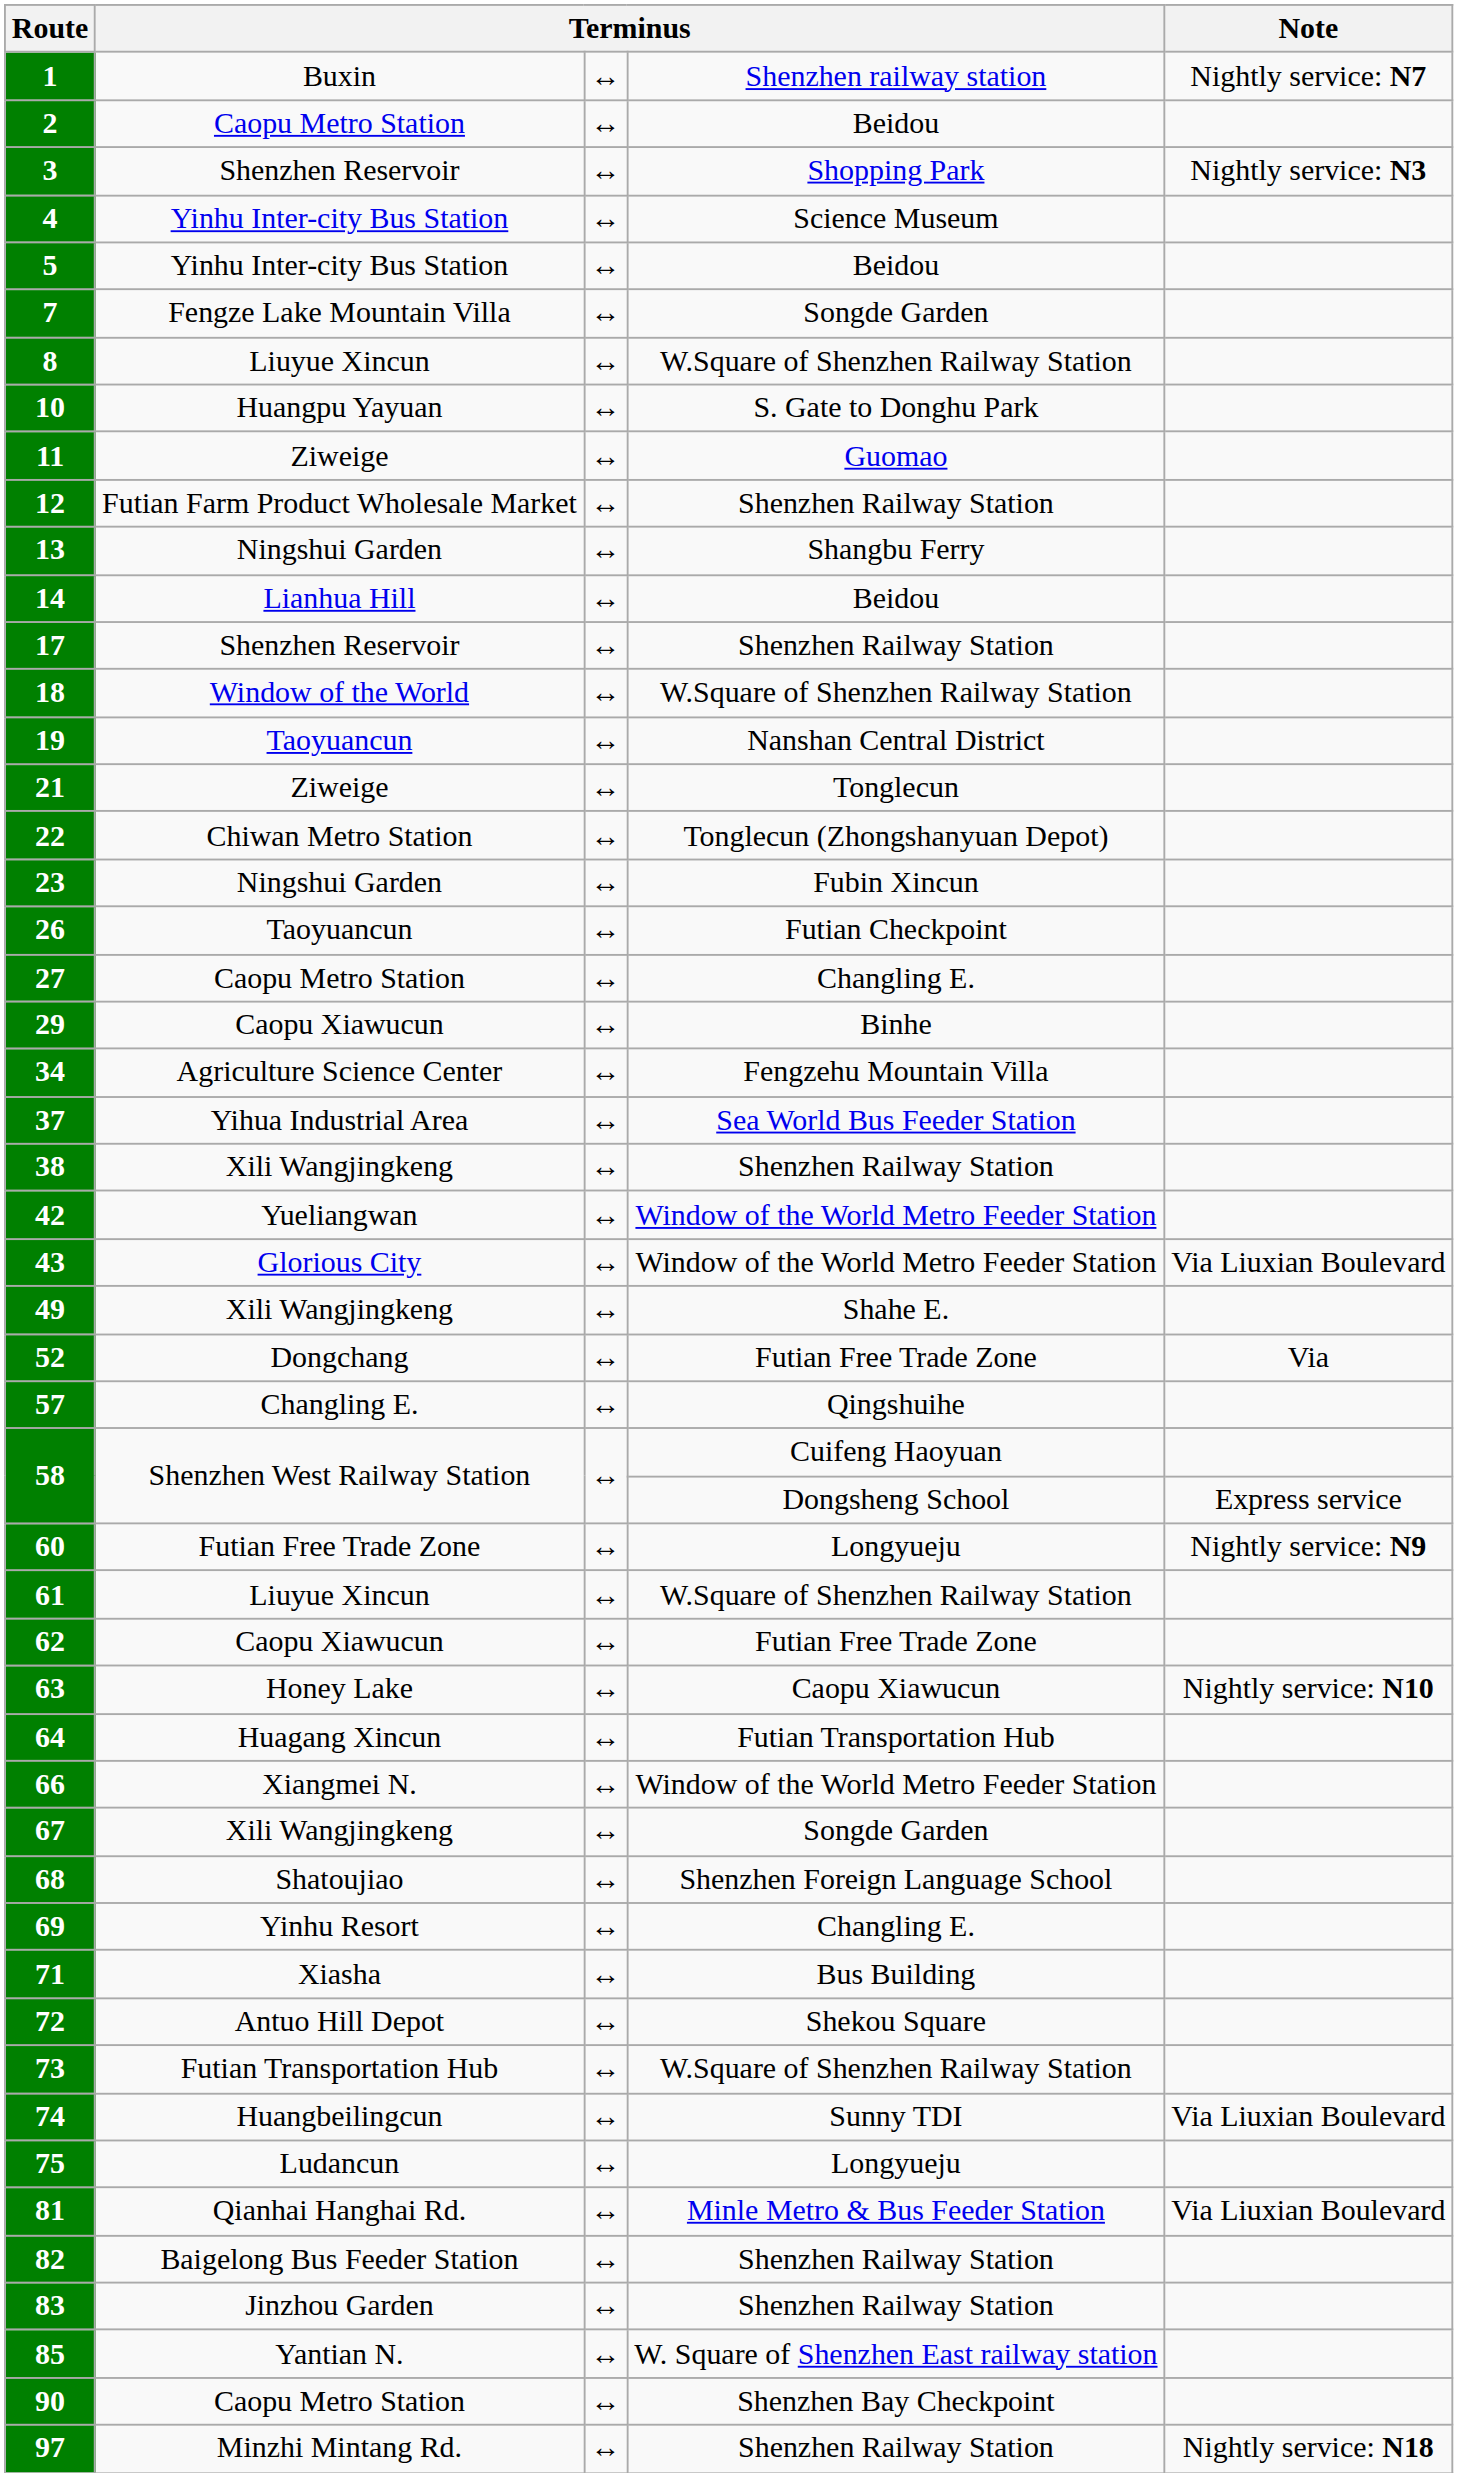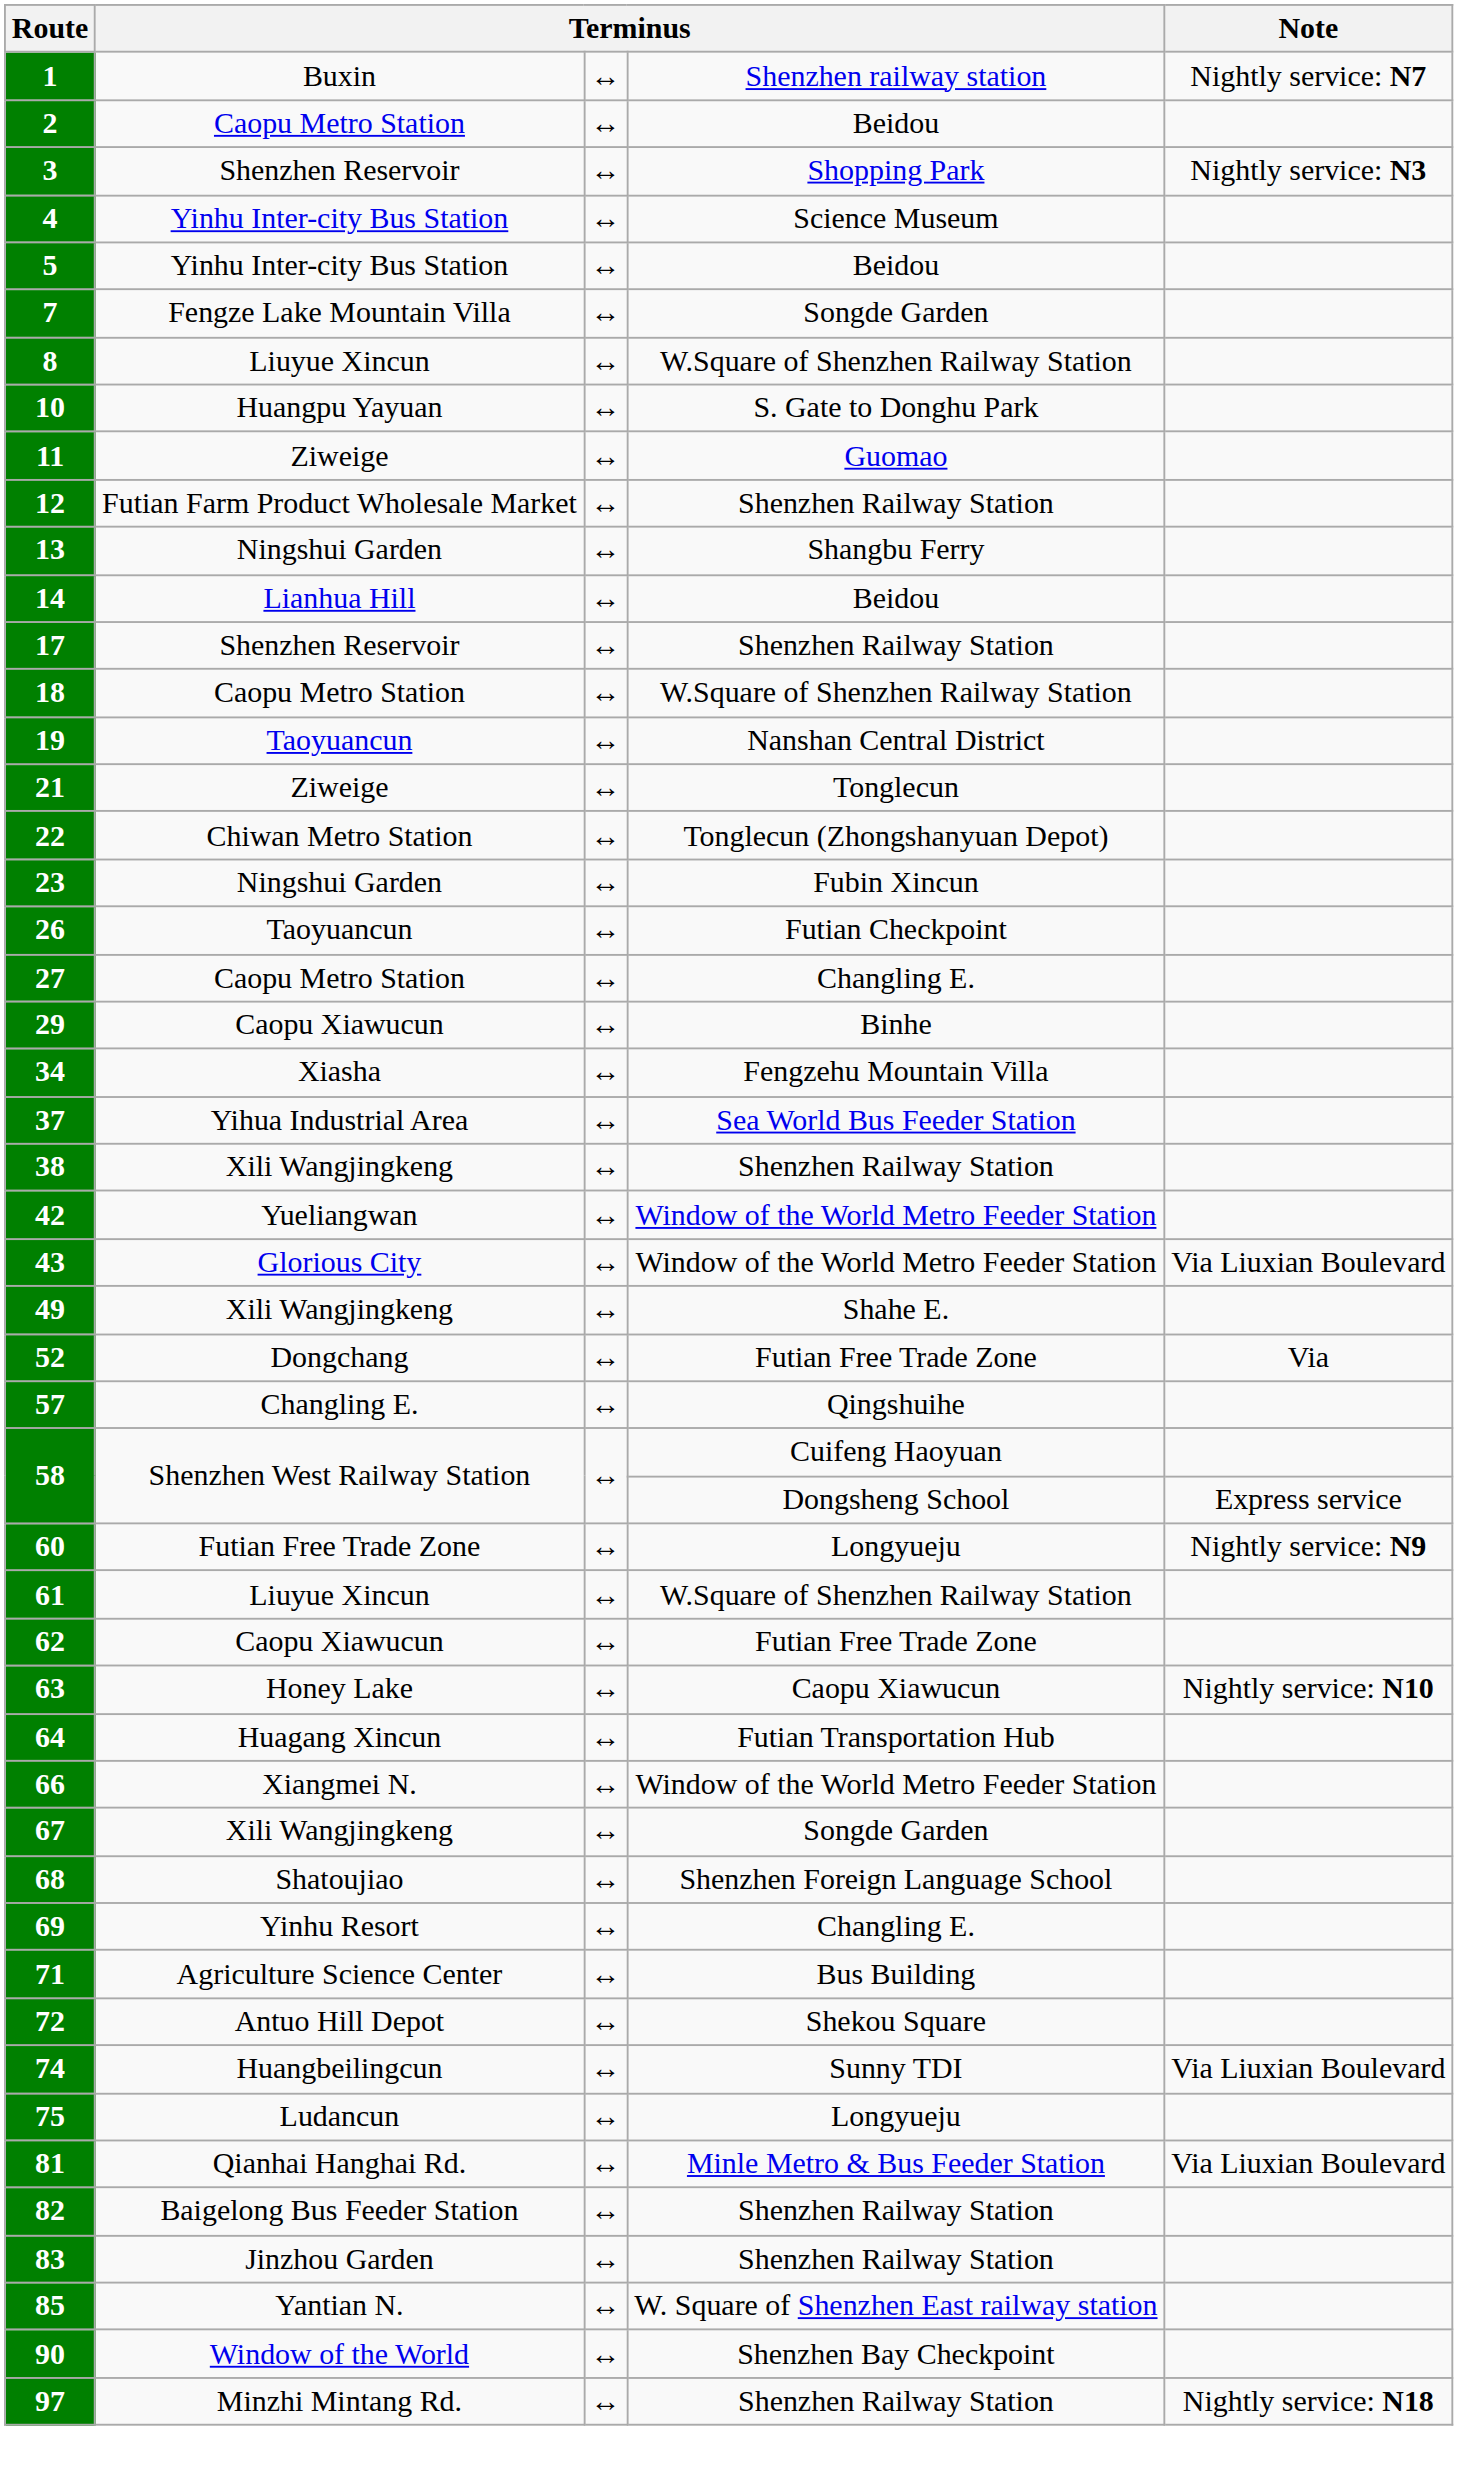(339, 692) Window of the World -> (339, 692) Caopu Metro Station
(339, 1072) Agriculture Science Center -> (339, 1072) Xiasha
(339, 1973) Xiasha -> (339, 1973) Agriculture Science Center
- row: (50, 2068)
(339, 2400) Caopu Metro Station -> (339, 2353) Window of the World
